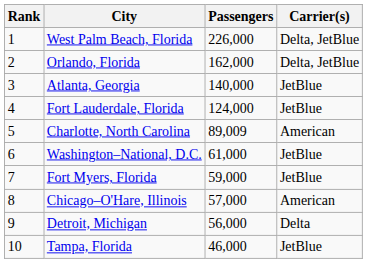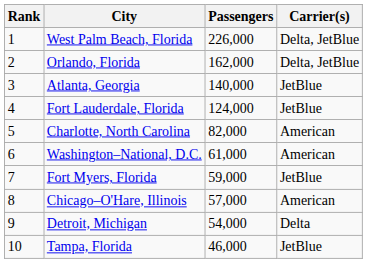(227, 131) 89,009 -> (227, 131) 82,000
(301, 154) JetBlue -> (307, 154) American
(227, 223) 56,000 -> (227, 223) 54,000
